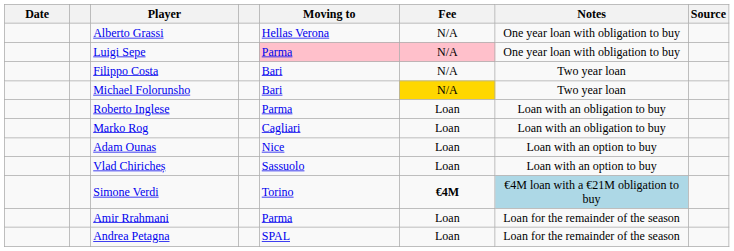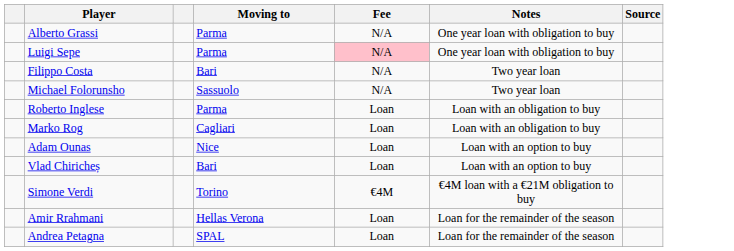- column: (37, 14)
(295, 33) Hellas Verona -> (212, 33) Parma
(277, 52) pink background -> (212, 52) no background
(272, 90) Bari -> (218, 90) Sassuolo
(447, 90) gold background -> (382, 90) no background
(283, 166) Sassuolo -> (207, 166) Bari
(447, 192) bold -> (382, 192) normal
(592, 192) lightblue background -> (526, 192) no background
(277, 217) Parma -> (230, 217) Hellas Verona
